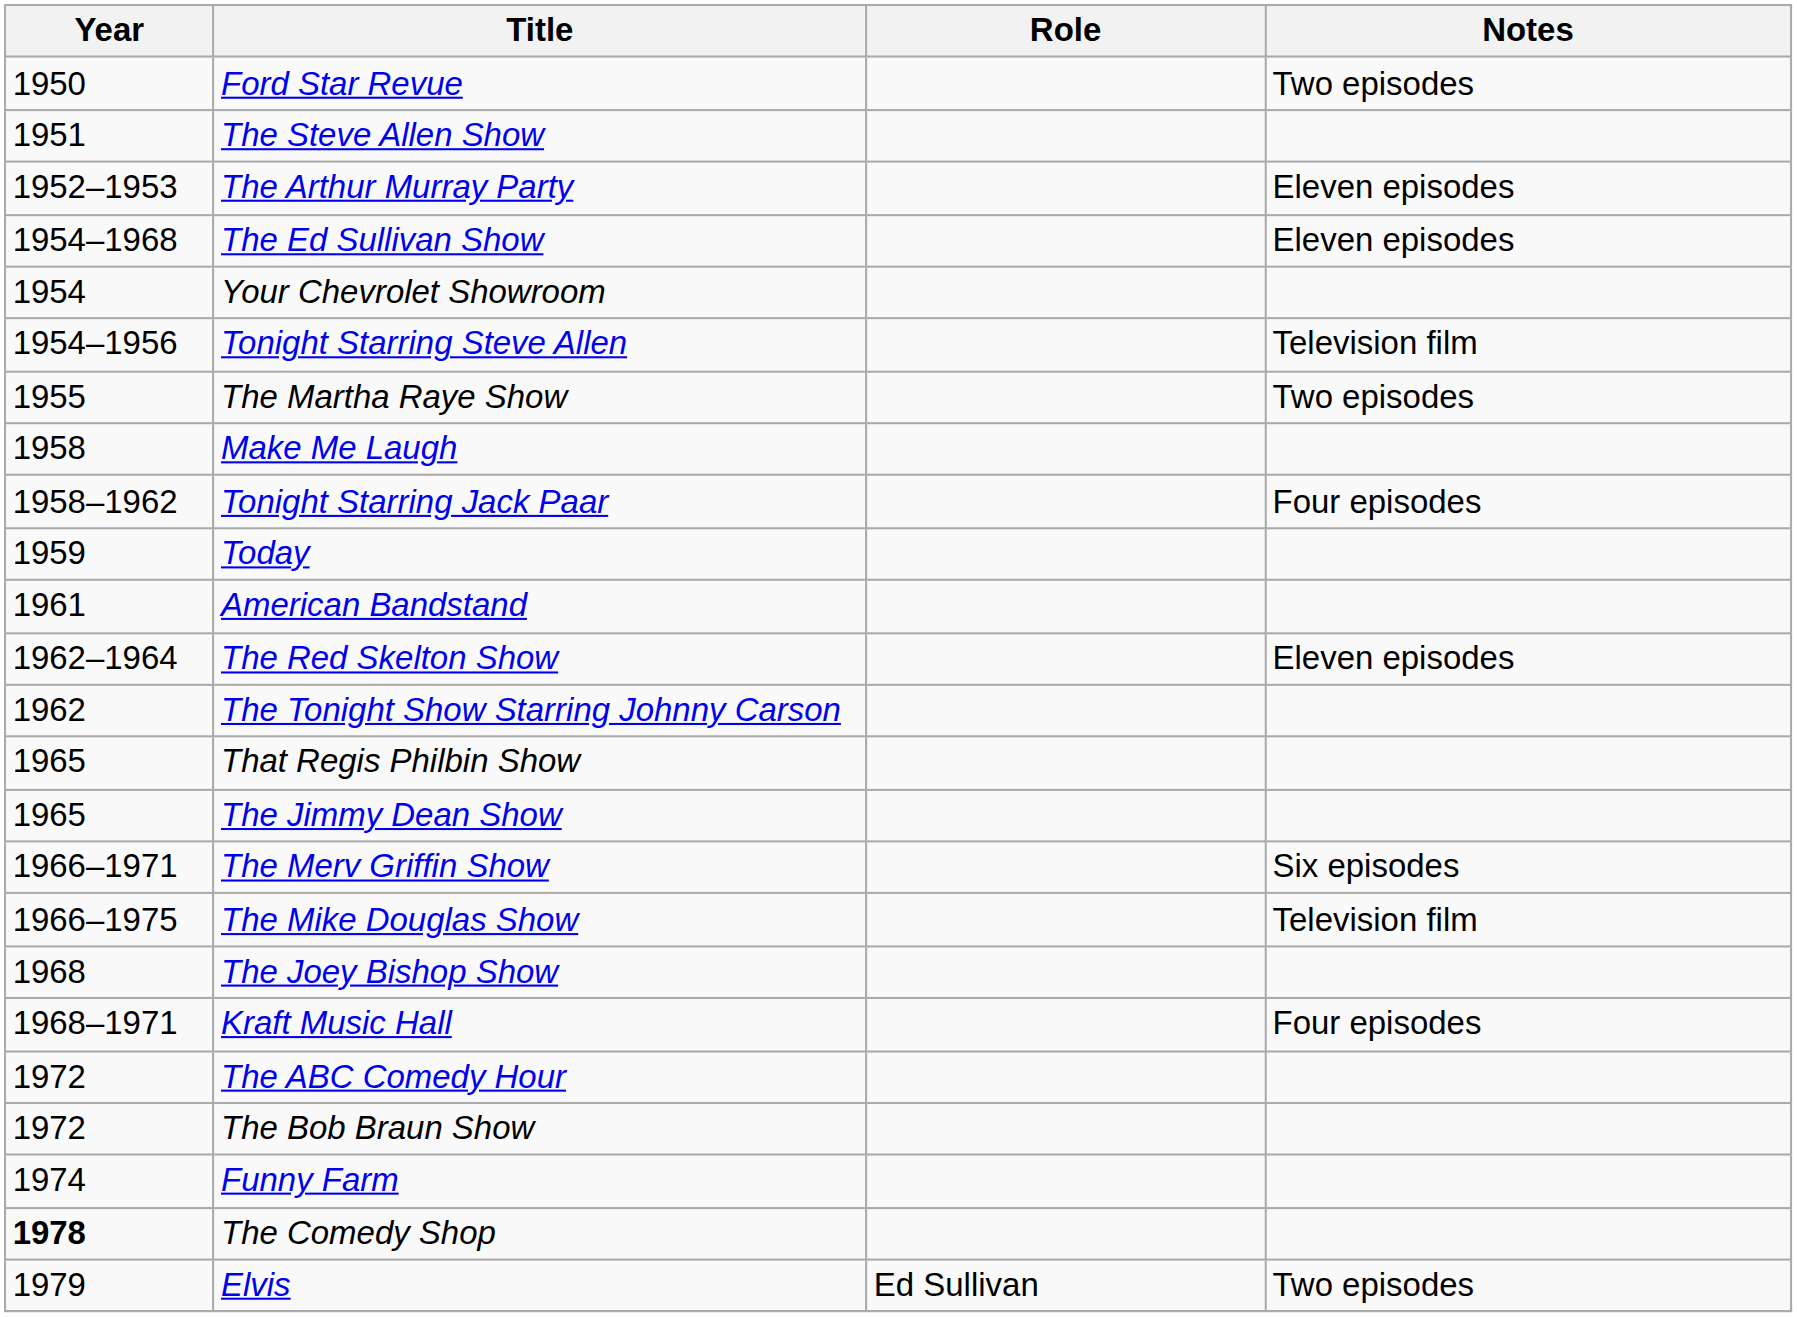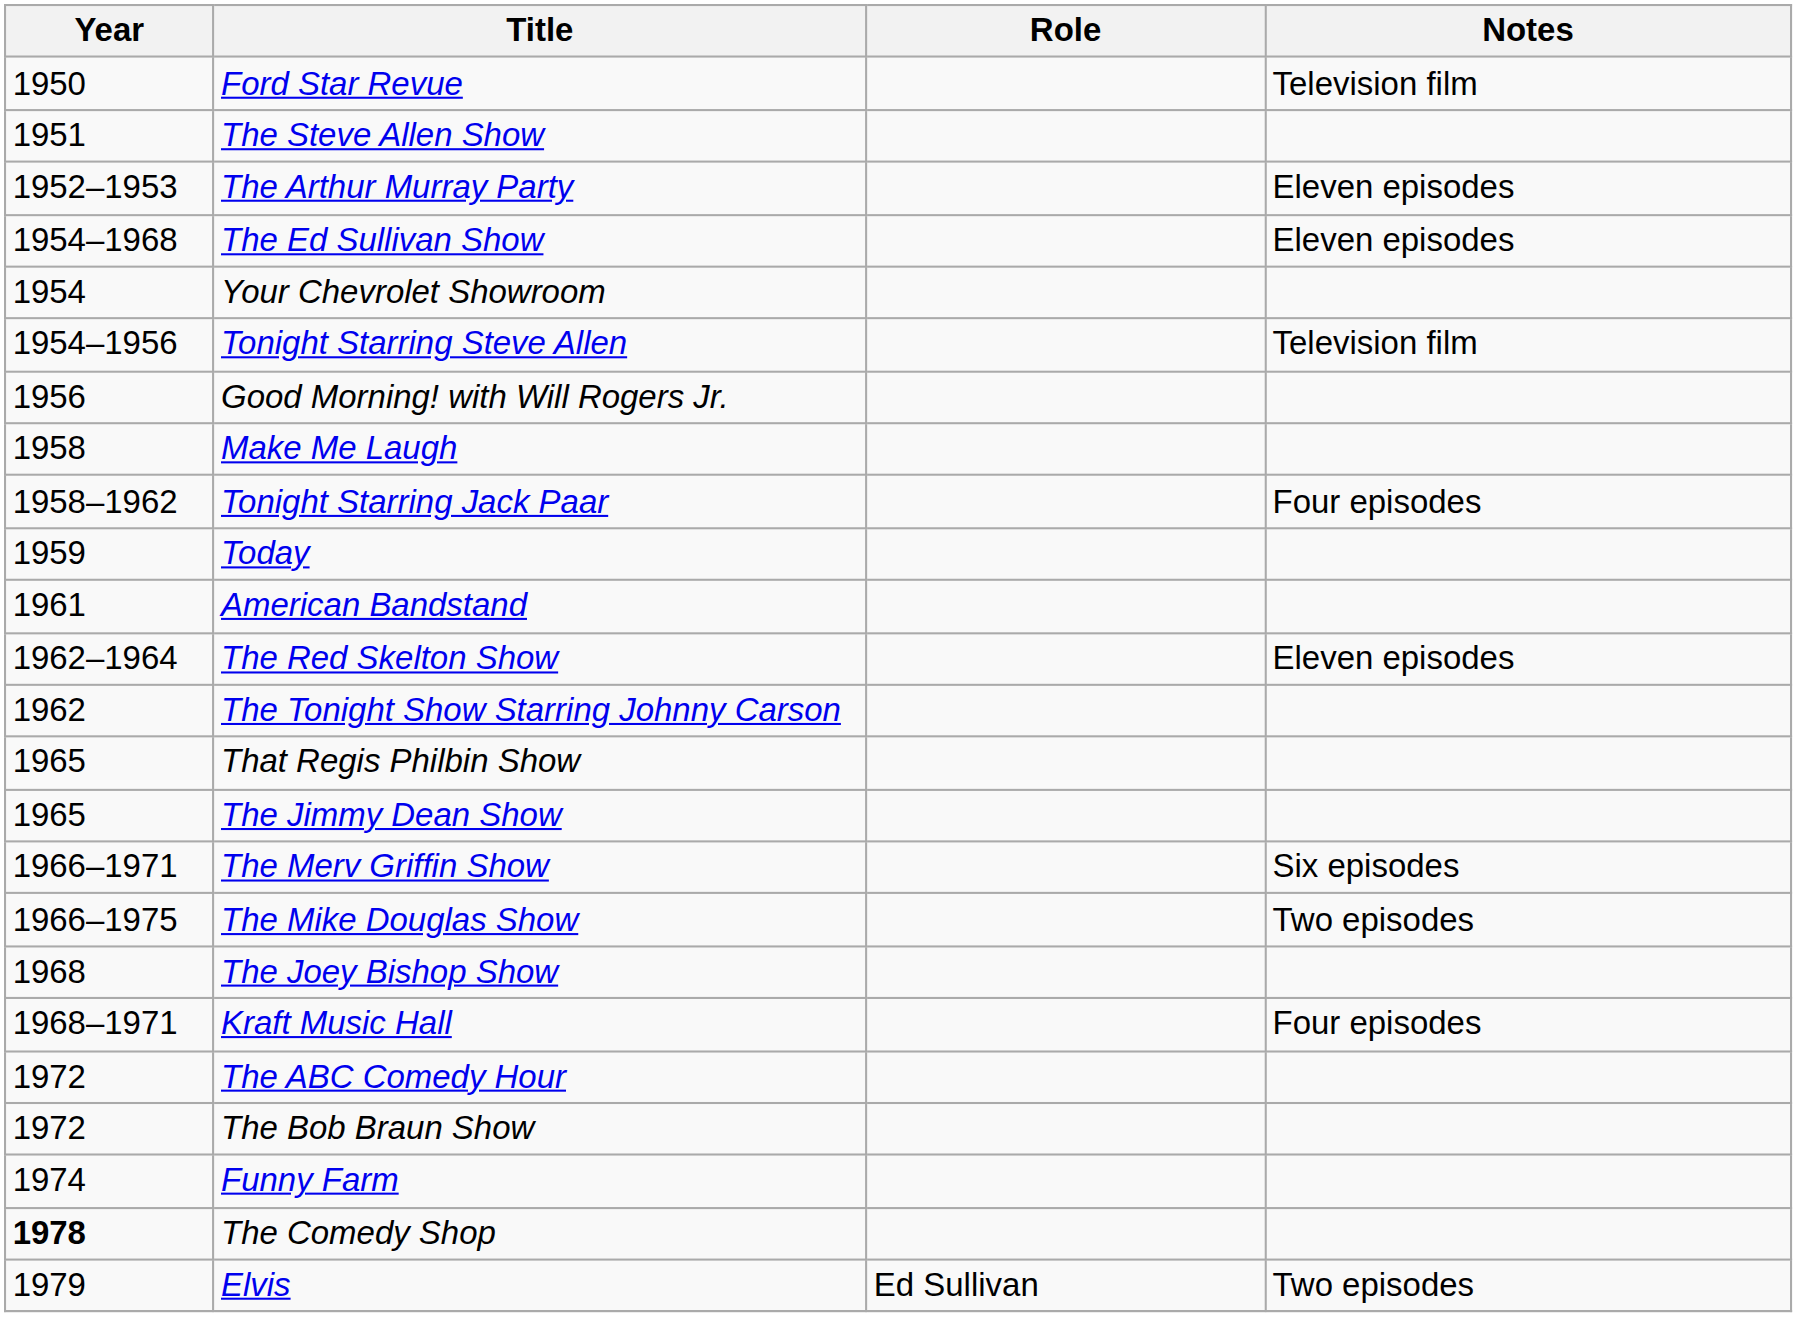(1373, 82) Two episodes -> (1375, 82) Television film
- row: (394, 396)
+ row: (475, 396)
(1375, 919) Television film -> (1373, 919) Two episodes
